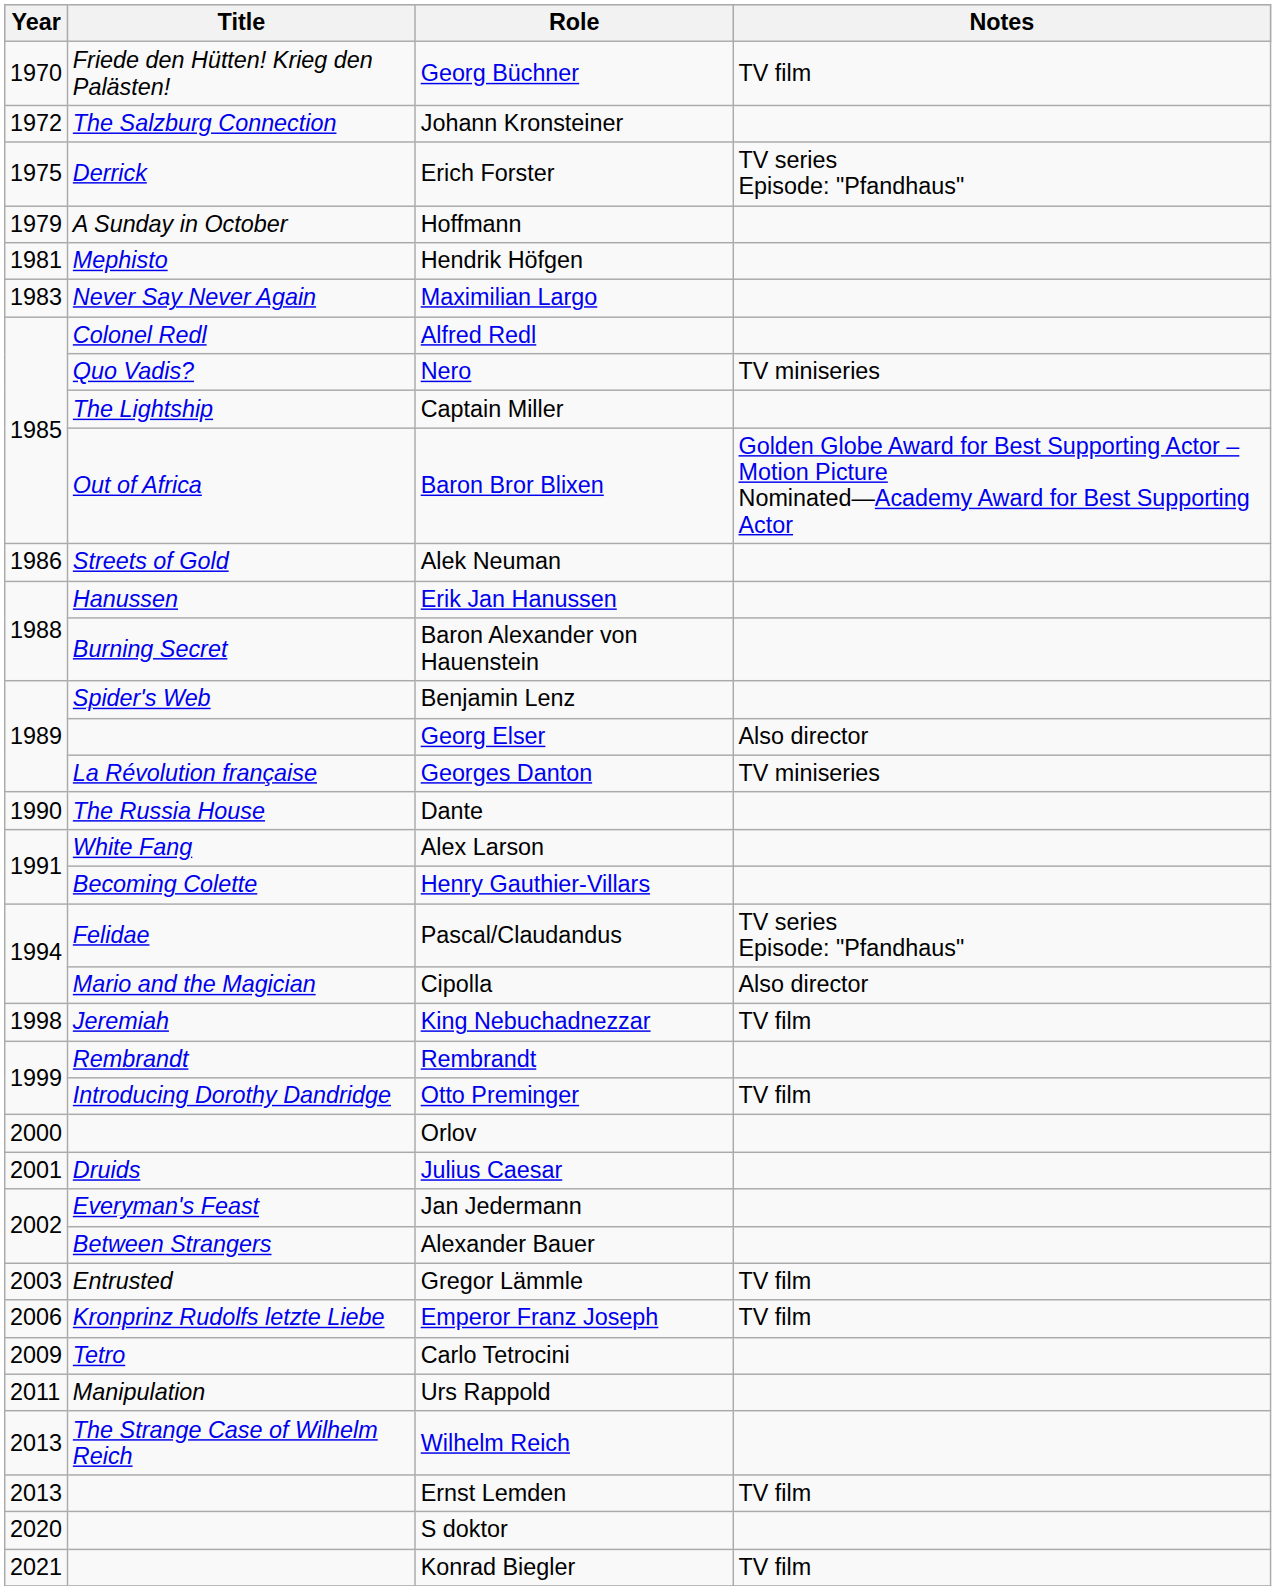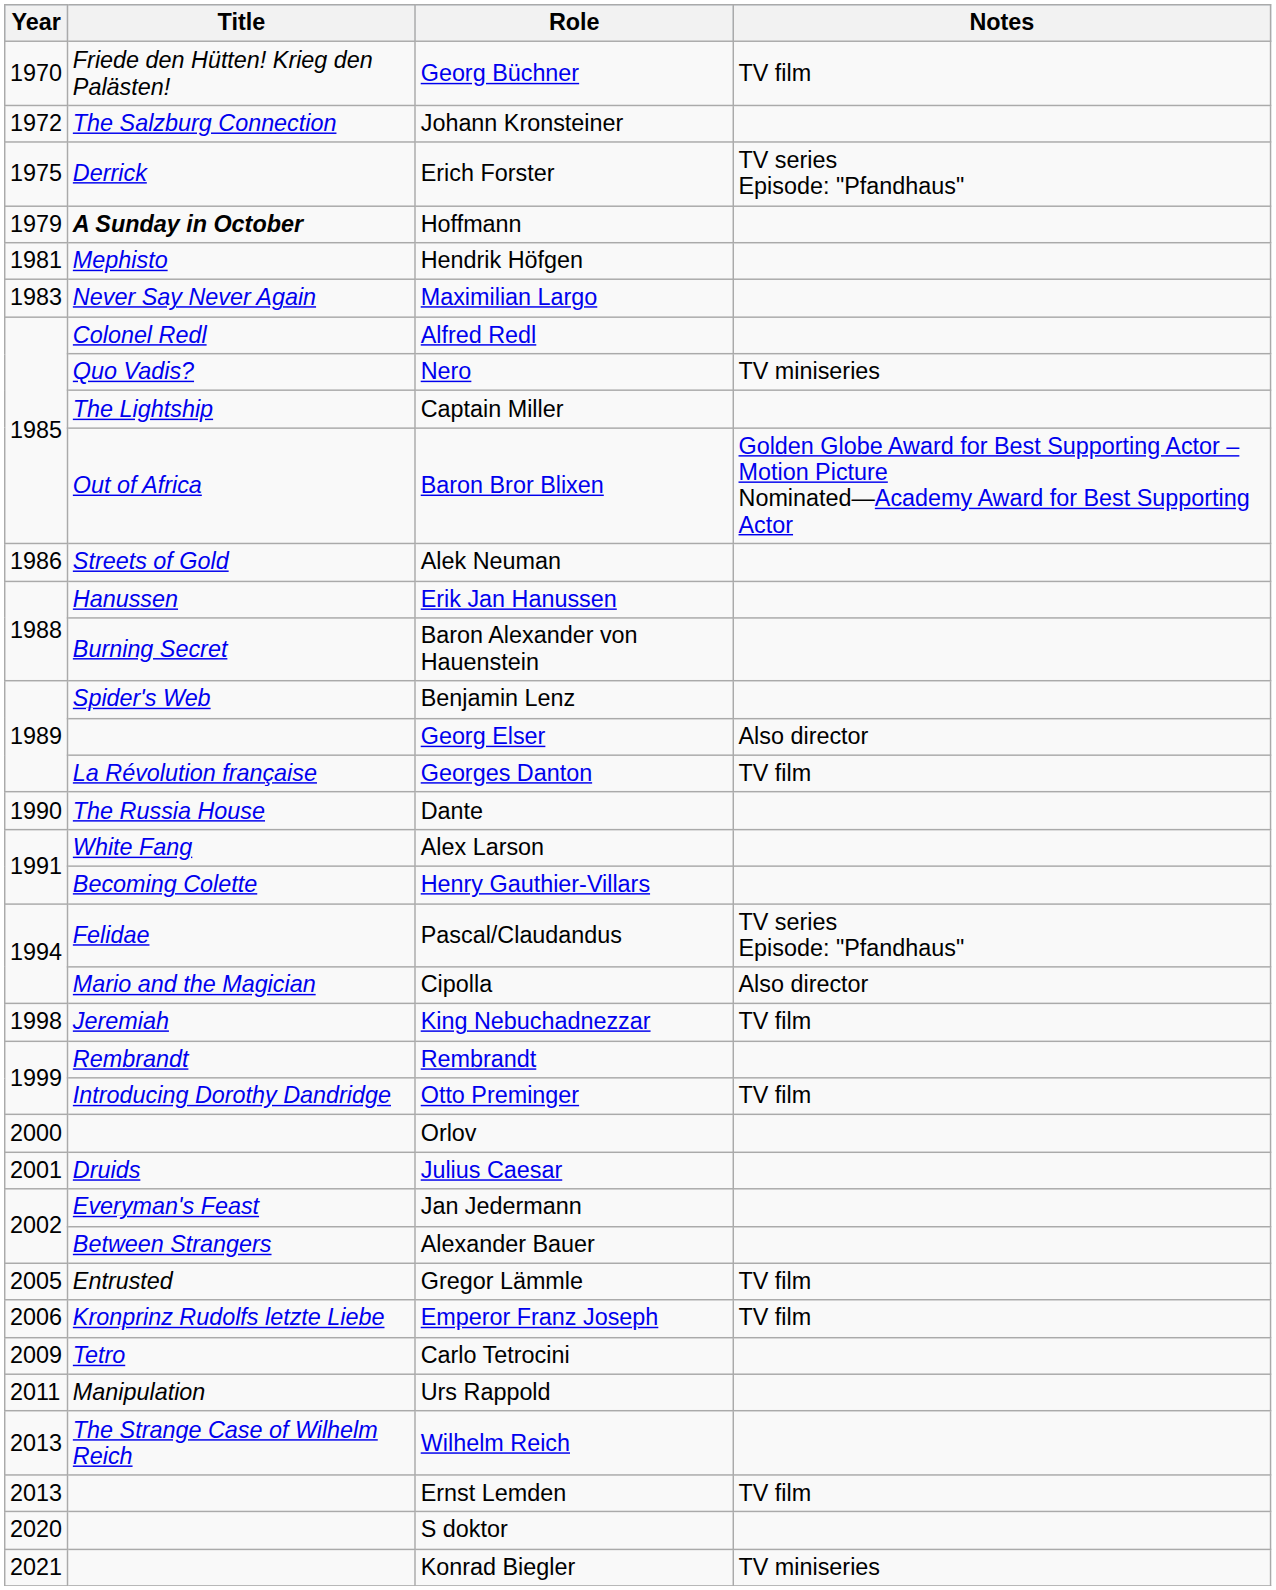(180, 223) normal -> (188, 223) bold
(809, 773) TV miniseries -> (775, 773) TV film
(36, 1281) 2003 -> (36, 1281) 2005
(775, 1566) TV film -> (809, 1566) TV miniseries
